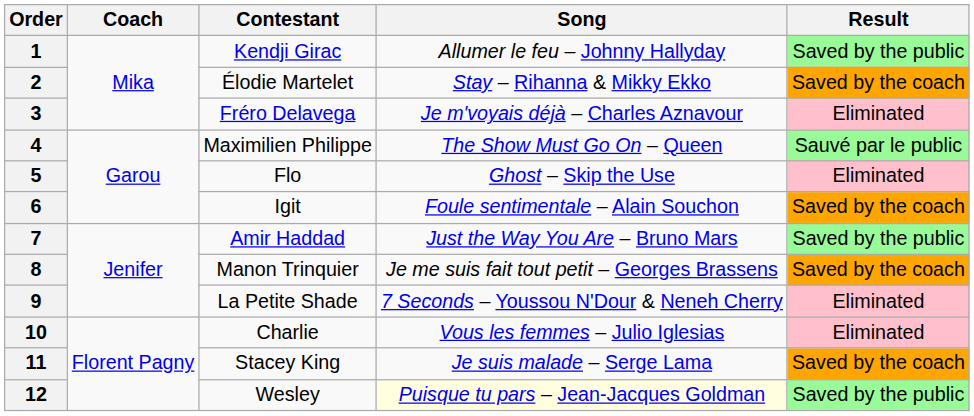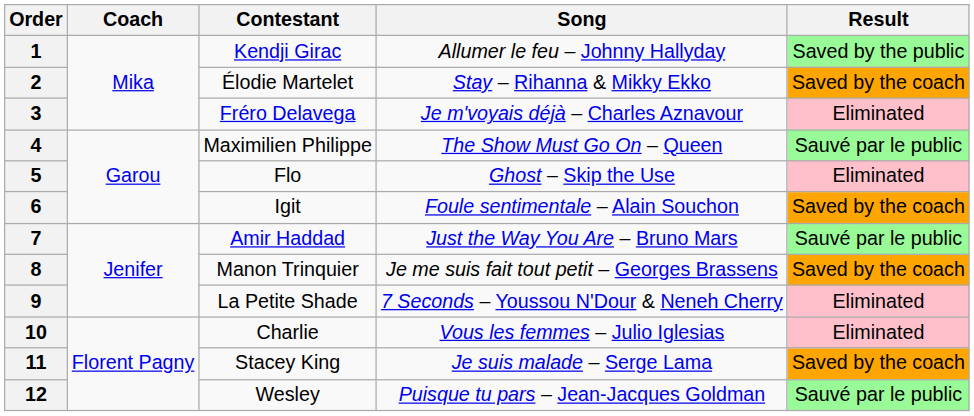(878, 238) Saved by the public -> (878, 238) Sauvé par le public
(582, 394) lightyellow background -> (582, 394) no background
(878, 394) Saved by the public -> (878, 394) Sauvé par le public
